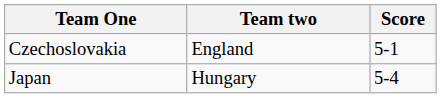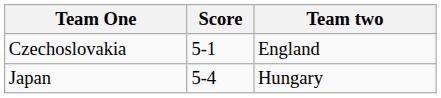columns swapped: (278, 19) <-> (403, 19)
